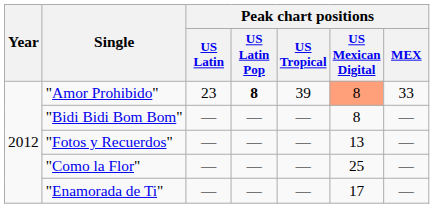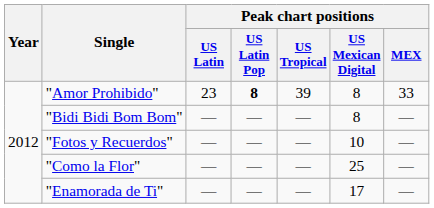(357, 93) lightsalmon background -> (357, 93) no background
(357, 142) 13 -> (357, 142) 10
